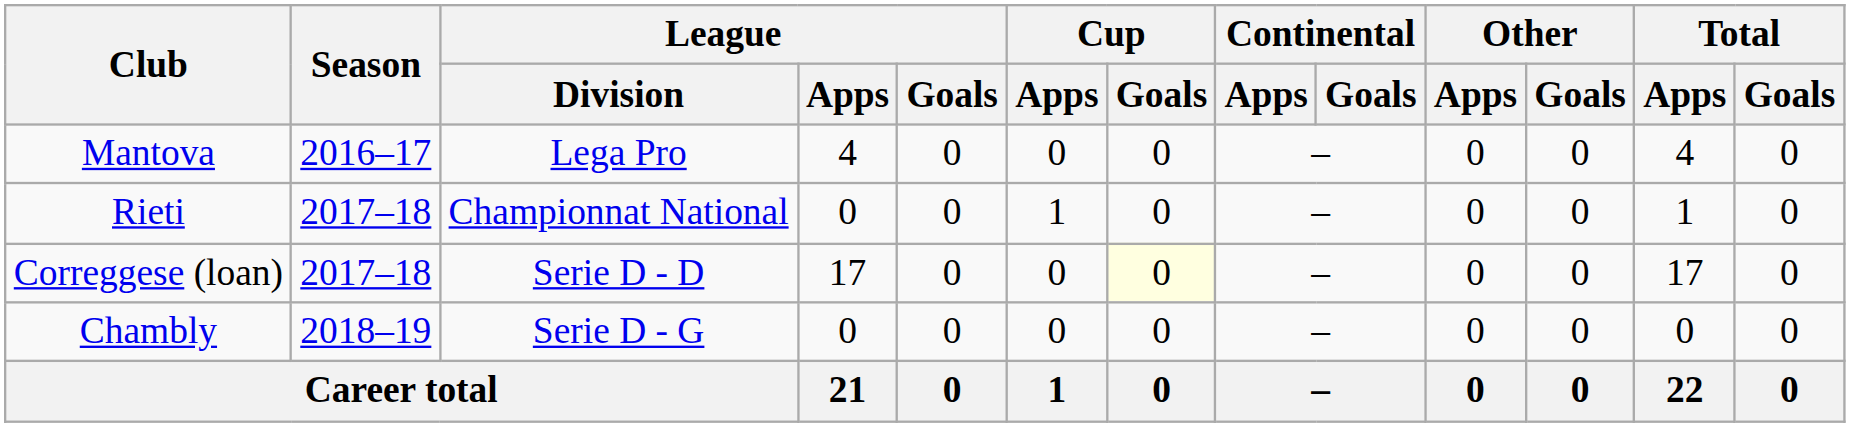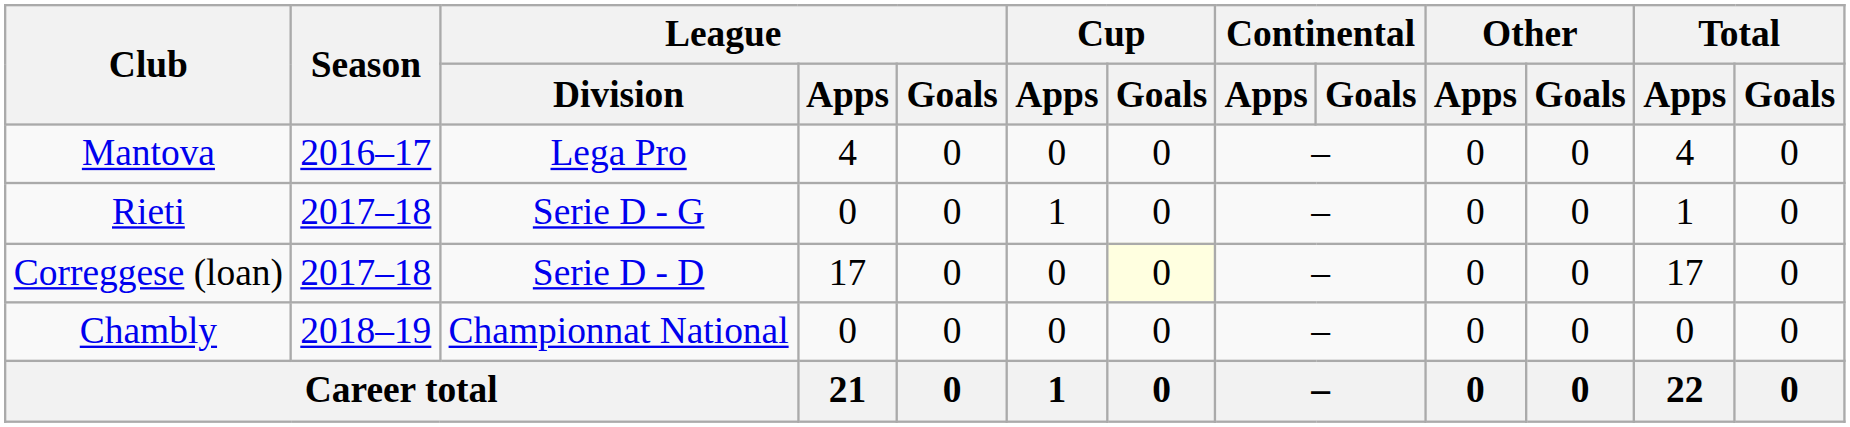(619, 212) Championnat National -> (619, 212) Serie D - G
(619, 331) Serie D - G -> (619, 331) Championnat National
